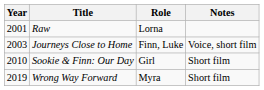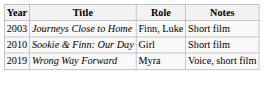- row: (41, 28)
(222, 45) Voice, short film -> (209, 28) Short film
(209, 77) Short film -> (222, 61) Voice, short film
